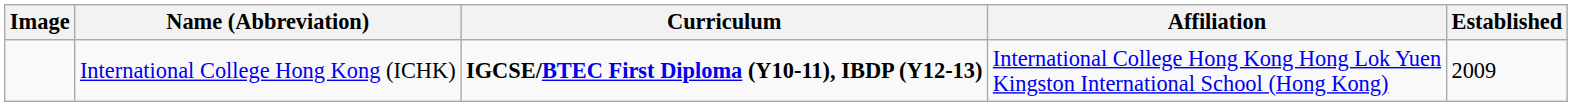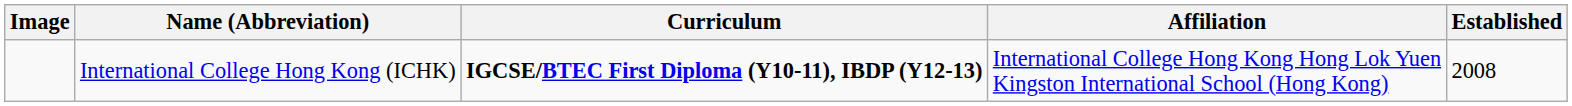(1474, 70) 2009 -> (1474, 70) 2008
